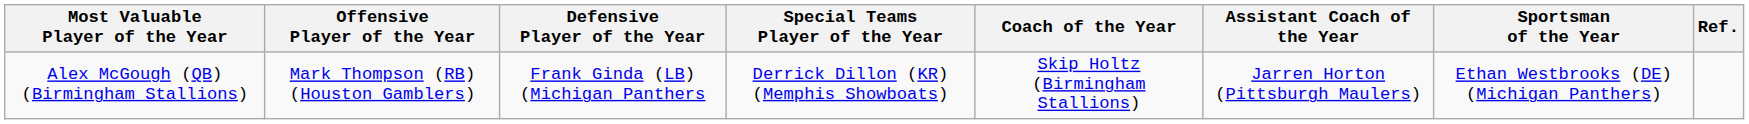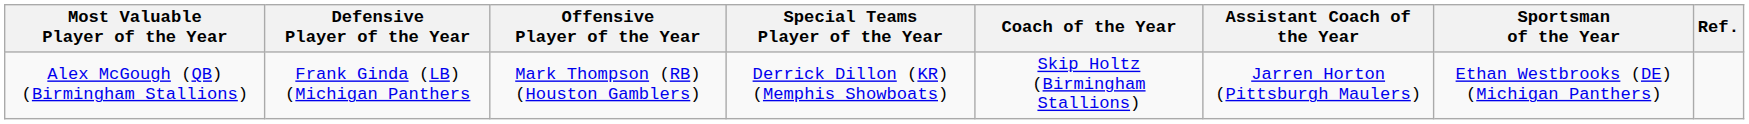columns swapped: (383, 29) <-> (613, 29)
